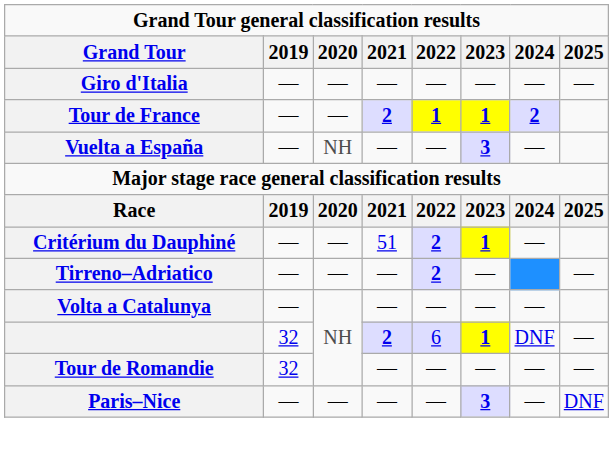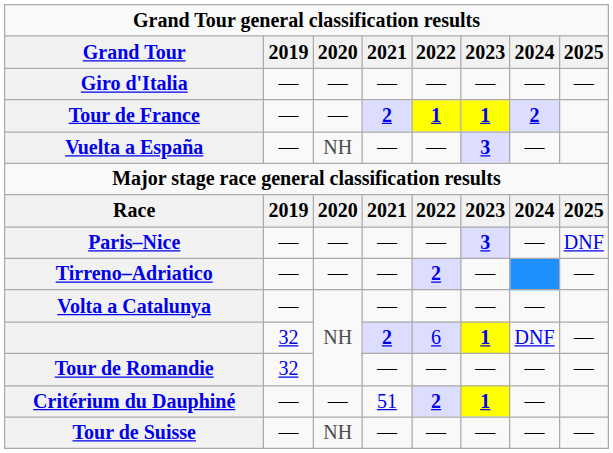rows swapped: (134, 400) <-> (134, 242)
+ row: (134, 432)
